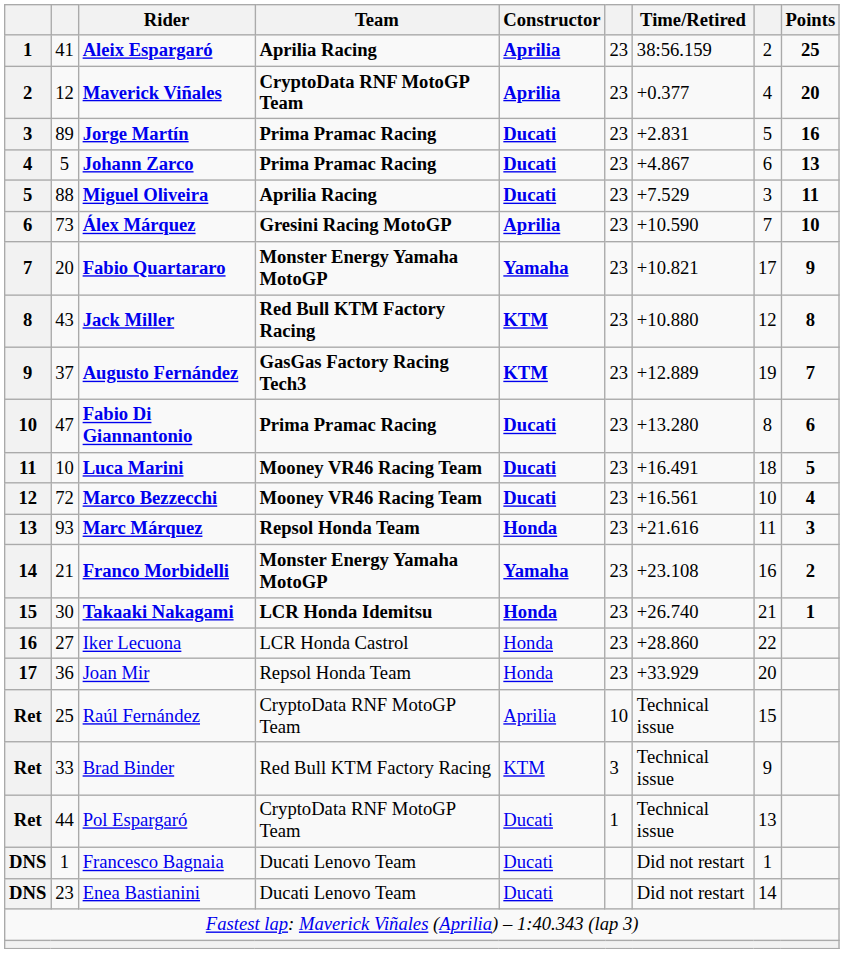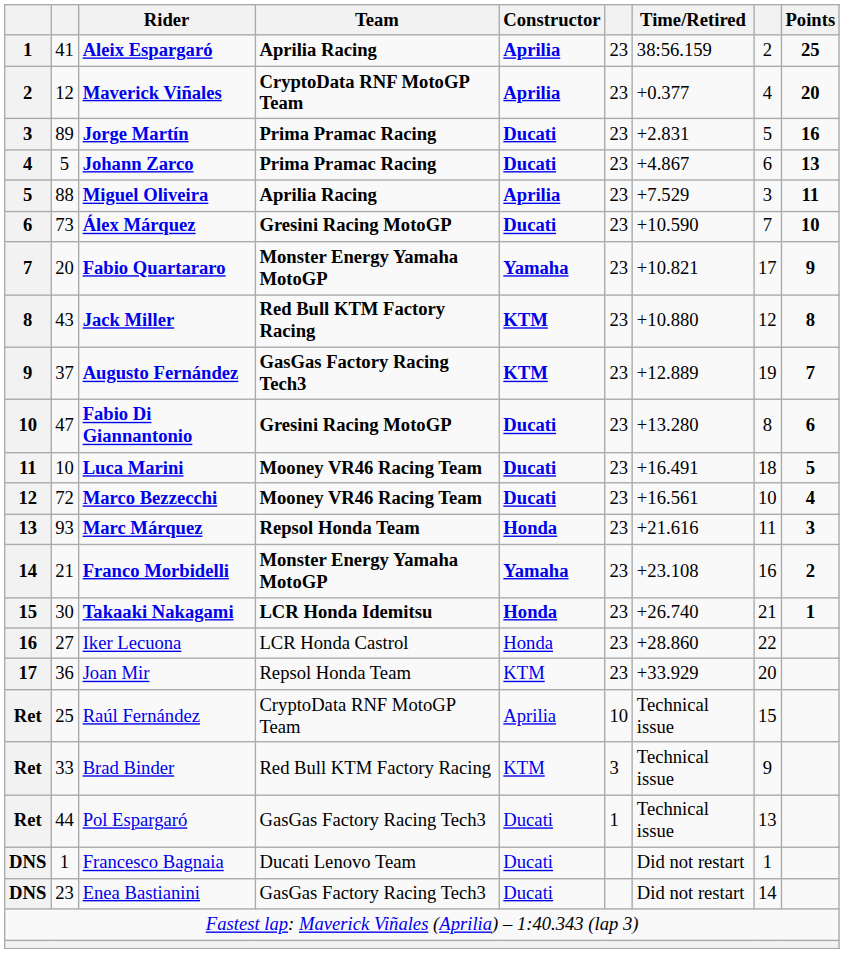(530, 195) Ducati -> (532, 195) Aprilia
(532, 225) Aprilia -> (530, 225) Ducati
(348, 425) Prima Pramac Racing -> (355, 425) Gresini Racing MotoGP
(528, 673) Honda -> (524, 673) KTM
(358, 820) CryptoData RNF MotoGP Team -> (373, 820) GasGas Factory Racing Tech3
(338, 893) Ducati Lenovo Team -> (373, 893) GasGas Factory Racing Tech3
